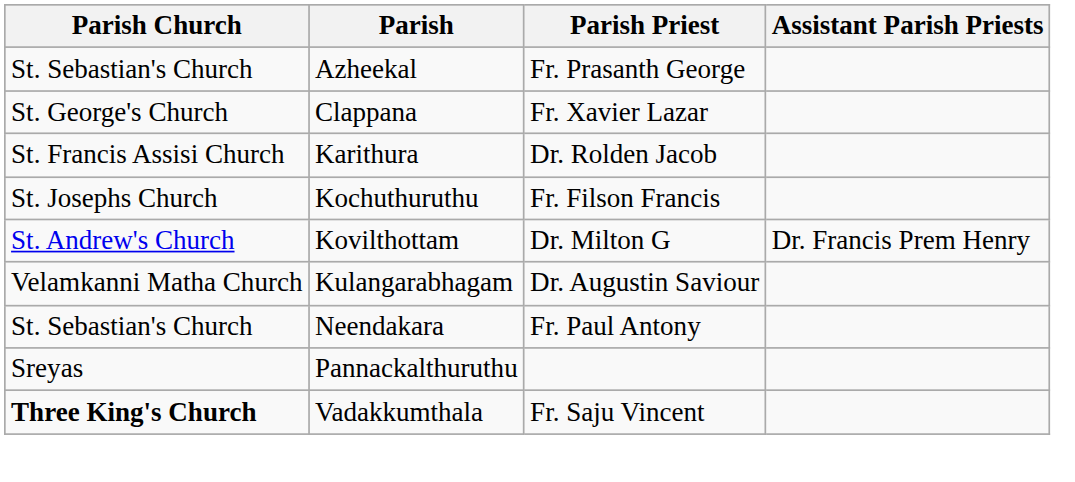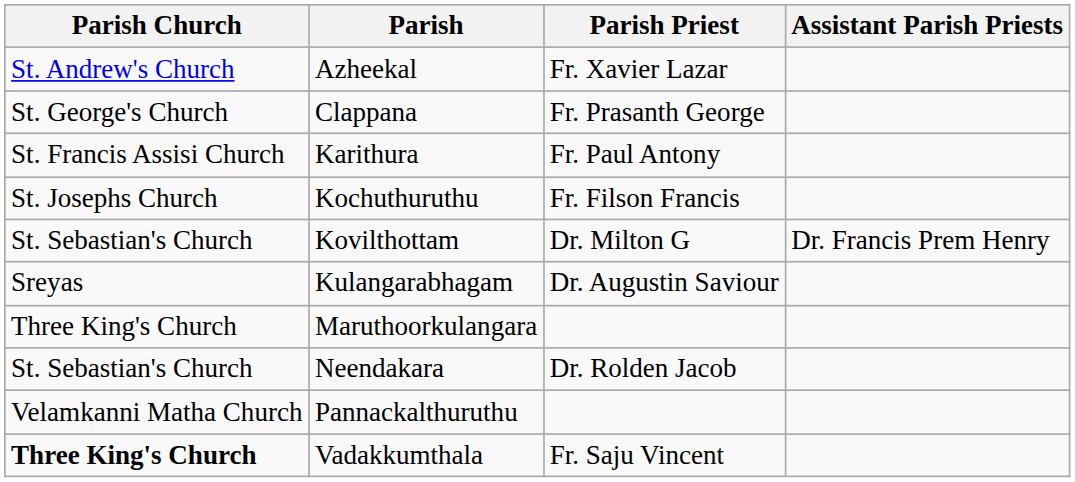(132, 68) St. Sebastian's Church -> (123, 68) St. Andrew's Church
(638, 68) Fr. Prasanth George -> (639, 68) Fr. Xavier Lazar
(619, 111) Fr. Xavier Lazar -> (657, 111) Fr. Prasanth George
(624, 154) Dr. Rolden Jacob -> (635, 154) Fr. Paul Antony
(123, 240) St. Andrew's Church -> (132, 240) St. Sebastian's Church
(157, 283) Velamkanni Matha Church -> (47, 283) Sreyas
+ row: (426, 326)
(615, 326) Fr. Paul Antony -> (643, 369) Dr. Rolden Jacob
(47, 369) Sreyas -> (157, 411) Velamkanni Matha Church
